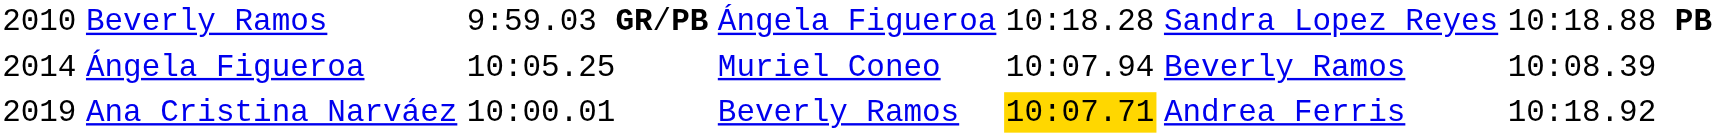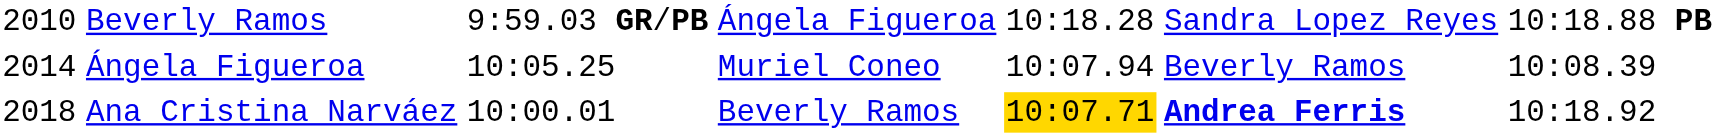(39, 112) 2019 -> (39, 112) 2018
(1285, 112) normal -> (1285, 112) bold
